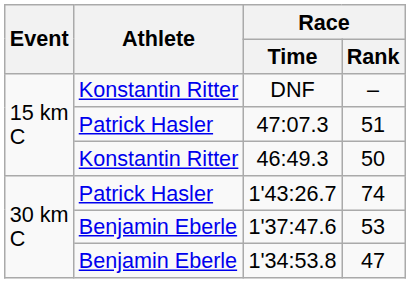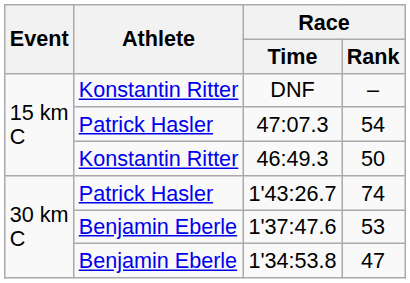(373, 125) 51 -> (373, 125) 54
